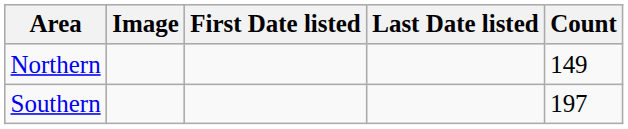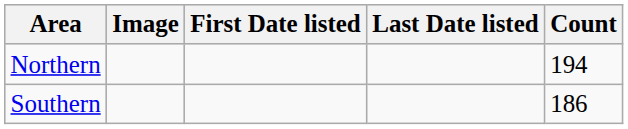(569, 63) 149 -> (569, 63) 194
(569, 103) 197 -> (569, 103) 186
